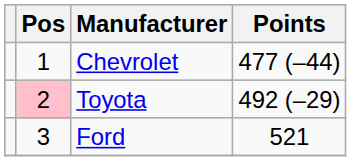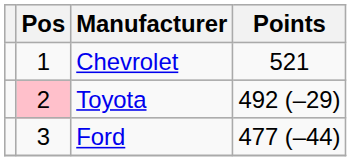(289, 62) 477 (–44) -> (289, 62) 521
(289, 137) 521 -> (289, 137) 477 (–44)
